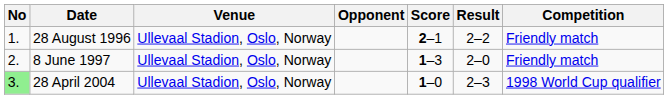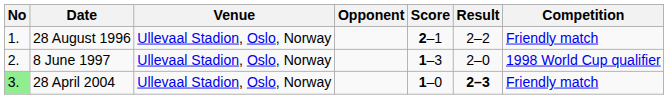(552, 60) Friendly match -> (583, 60) 1998 World Cup qualifier
(478, 82) normal -> (478, 82) bold
(583, 82) 1998 World Cup qualifier -> (552, 82) Friendly match
